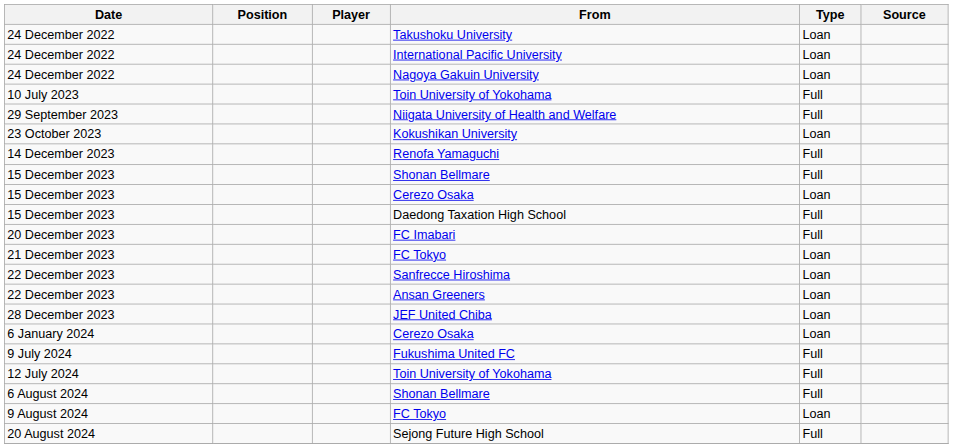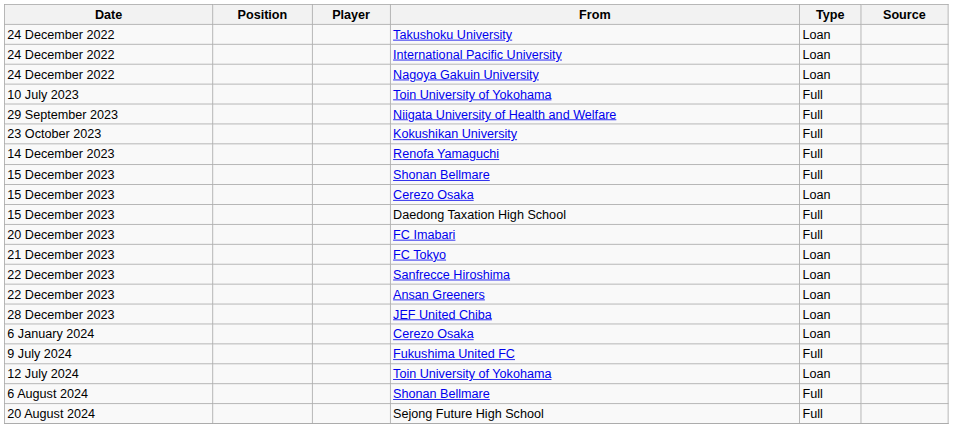(816, 134) Loan -> (813, 134) Full
(813, 374) Full -> (816, 374) Loan
- row: (48, 414)
